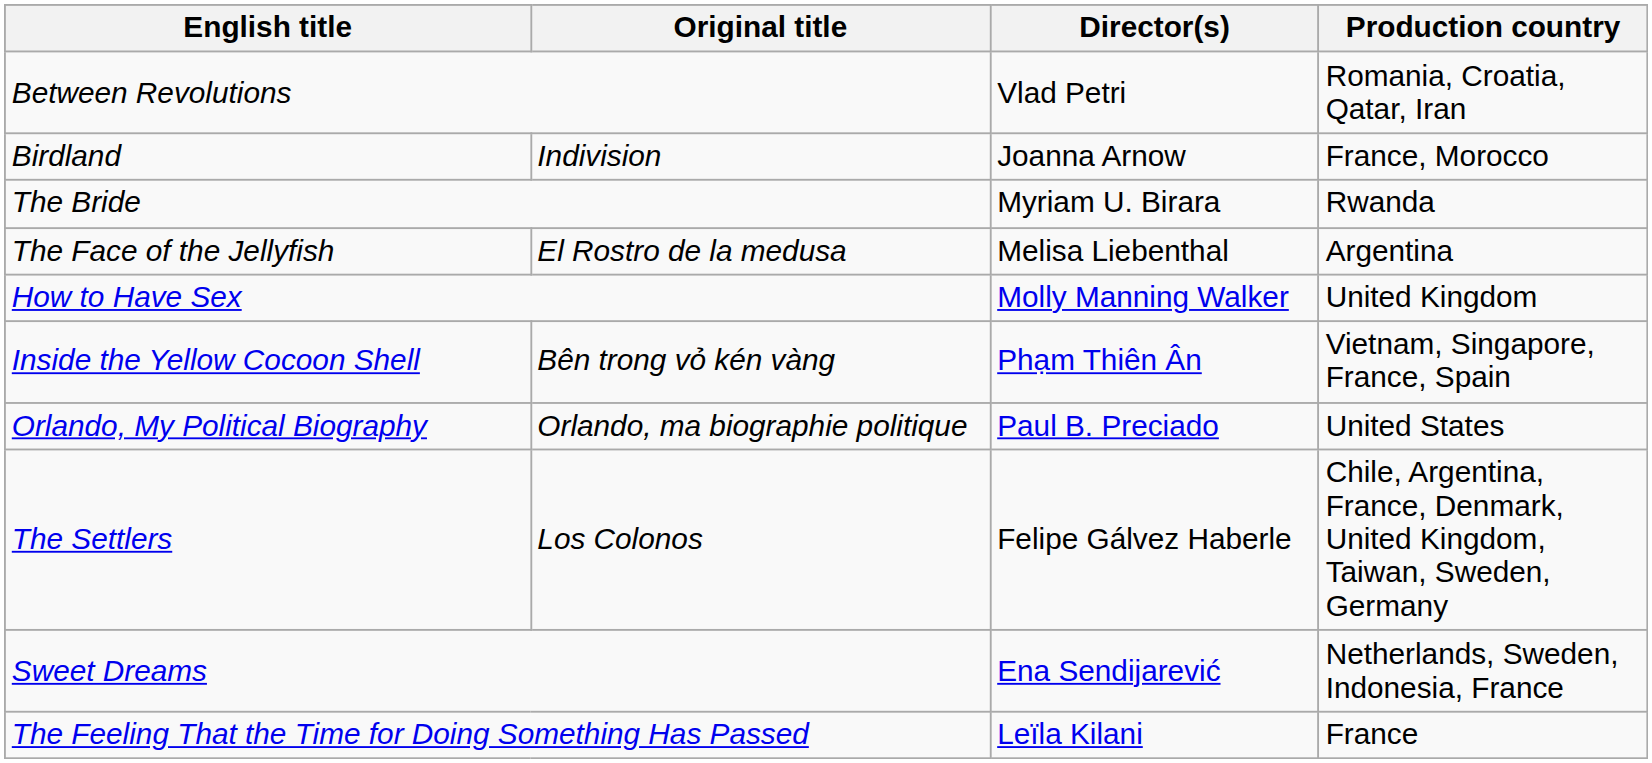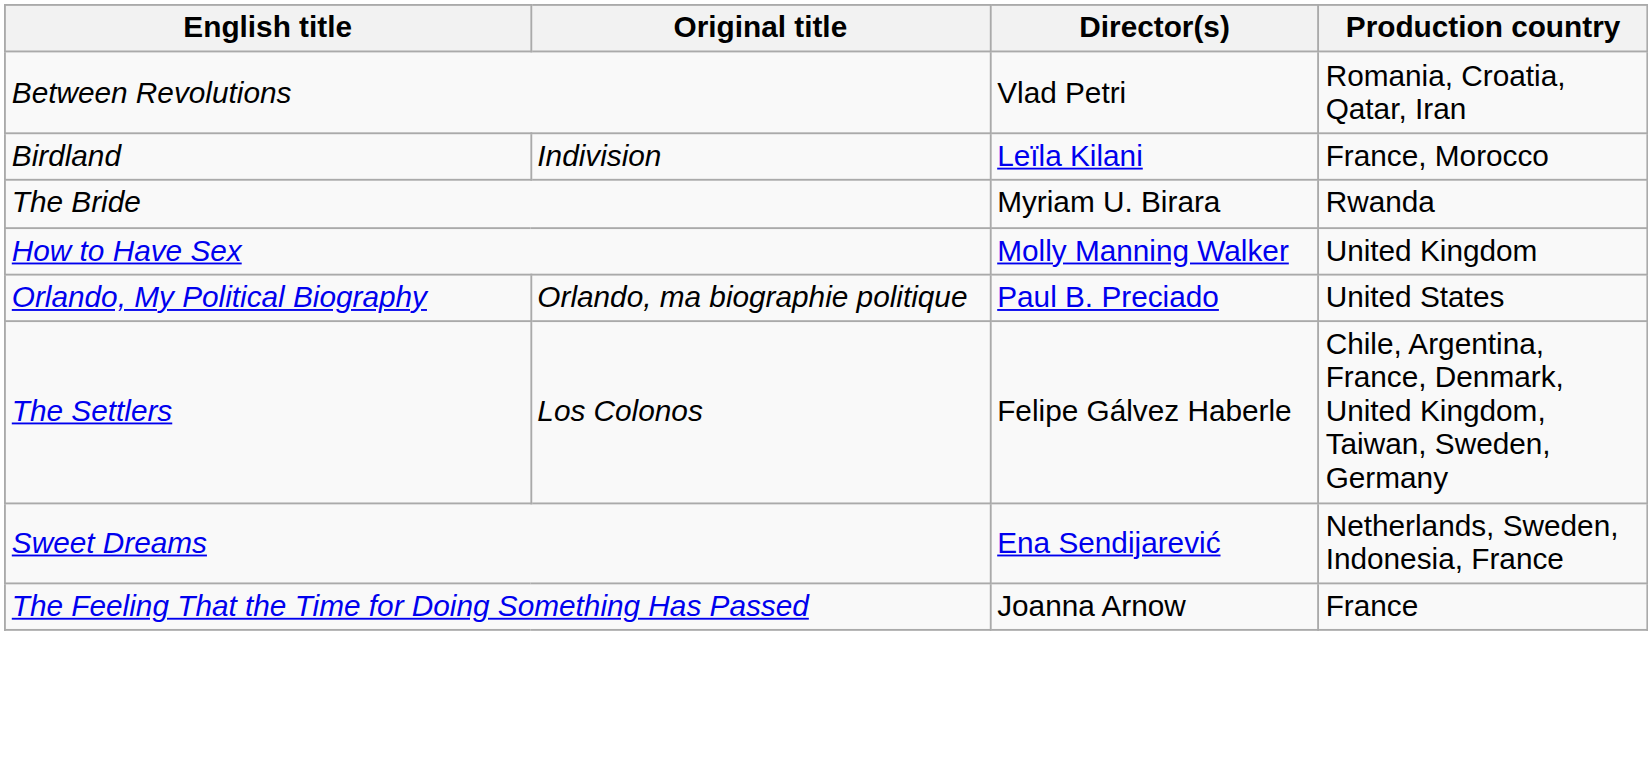(1091, 155) Joanna Arnow -> (1070, 155) Leïla Kilani
- row: (173, 250)
- row: (216, 361)
(1070, 734) Leïla Kilani -> (1091, 606) Joanna Arnow
